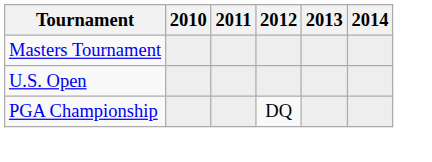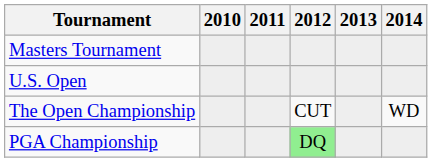+ row: (102, 111)
(279, 111) no background -> (313, 142) lightgreen background
